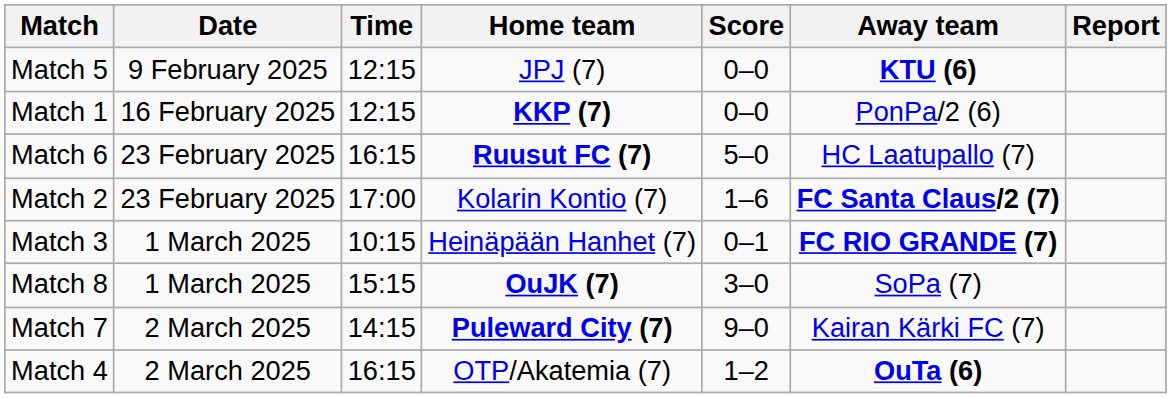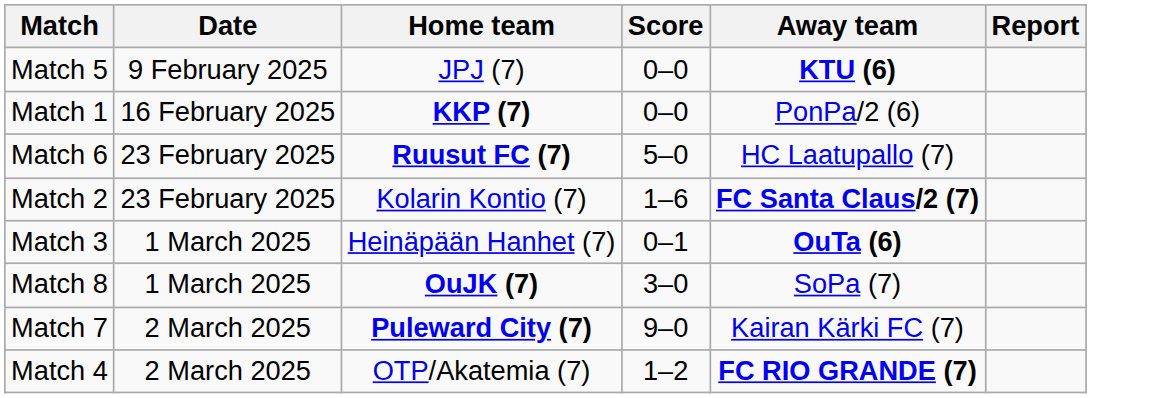- column: (382, 26)
(928, 241) FC RIO GRANDE (7) -> (848, 241) OuTa (6)
(928, 371) OuTa (6) -> (847, 371) FC RIO GRANDE (7)
